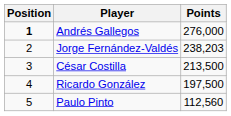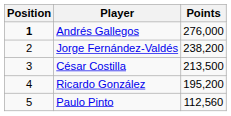(204, 48) 238,203 -> (204, 48) 238,200
(204, 84) 197,500 -> (204, 84) 195,200
